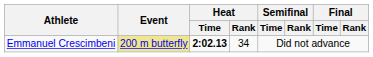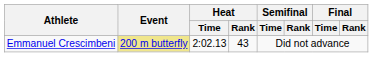(210, 44) bold -> (209, 44) normal
(244, 44) 34 -> (243, 44) 43
